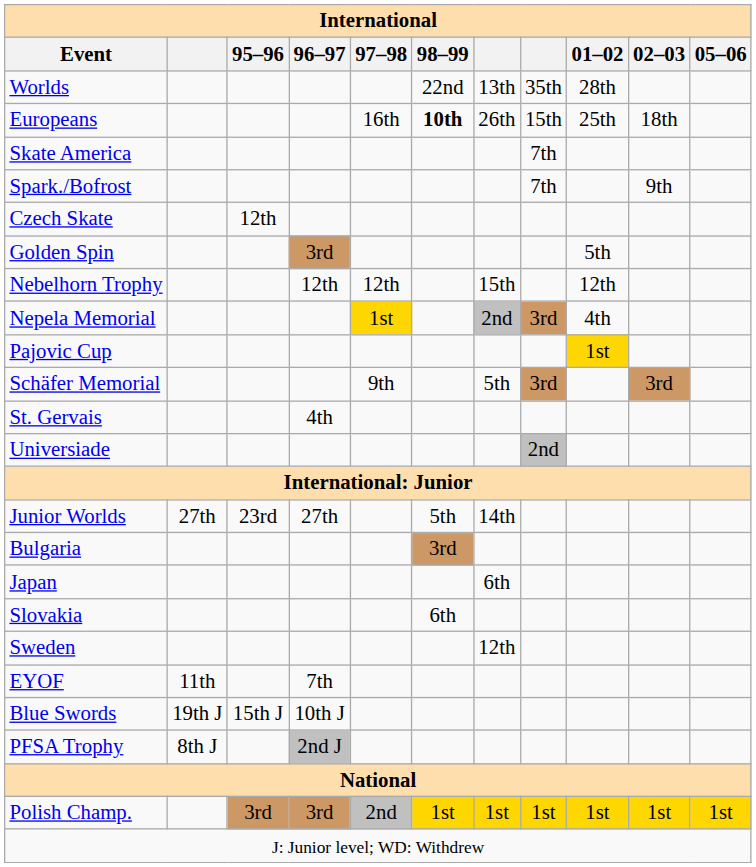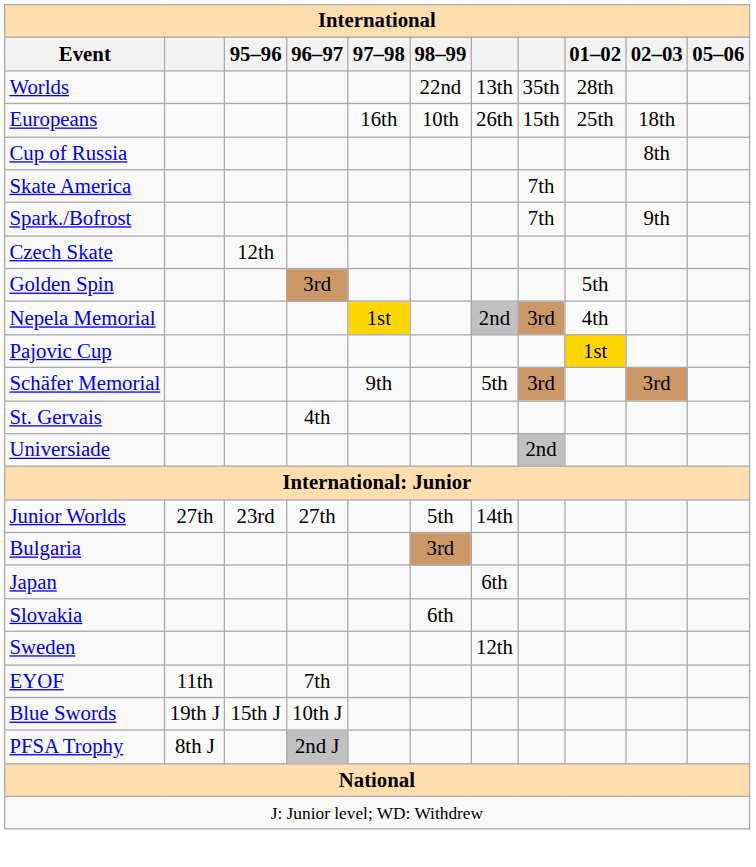(443, 119) bold -> (440, 119) normal
+ row: (68, 152)
- row: (86, 284)
- row: (71, 812)
